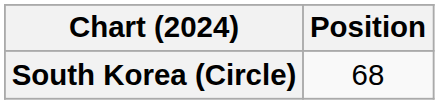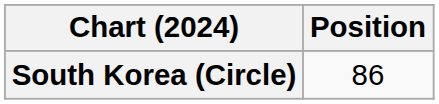(368, 74) 68 -> (368, 74) 86
